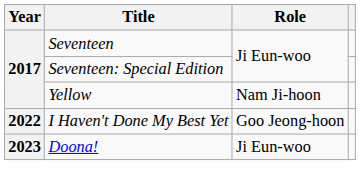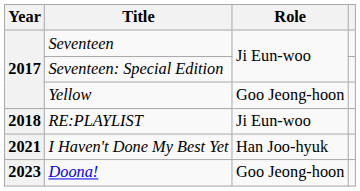(278, 95) Nam Ji-hoon -> (290, 95) Goo Jeong-hoon
+ row: (96, 120)
(25, 120) 2022 -> (25, 146) 2021
(290, 120) Goo Jeong-hoon -> (282, 146) Han Joo-hyuk
(273, 146) Ji Eun-woo -> (290, 172) Goo Jeong-hoon
